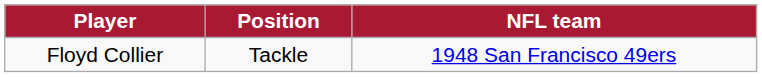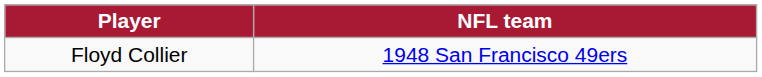- column: (278, 21)
